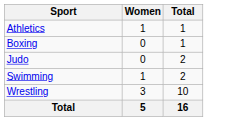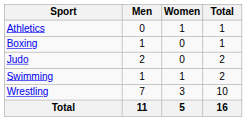+ column: (142, 12)
